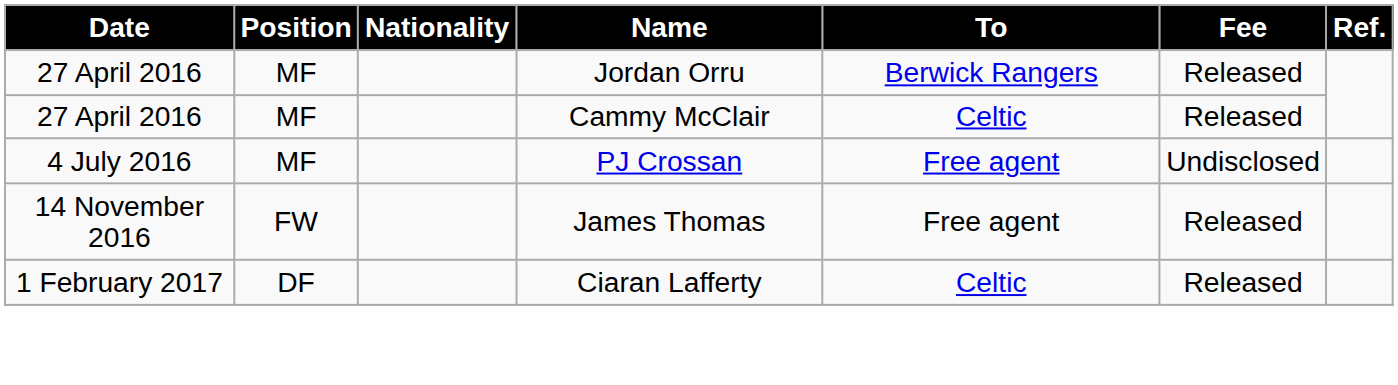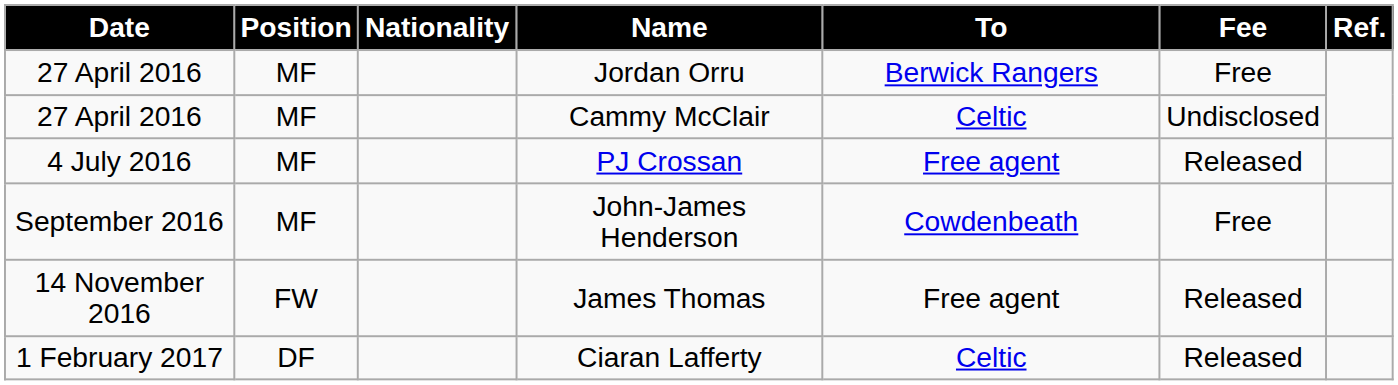(1243, 72) Released -> (1243, 72) Free
(1243, 117) Released -> (1243, 117) Undisclosed
(1243, 161) Undisclosed -> (1243, 161) Released
+ row: (669, 222)
